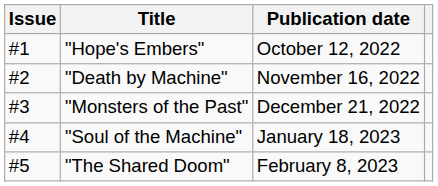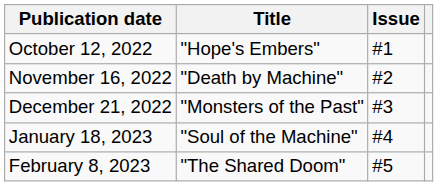columns swapped: (33, 19) <-> (338, 19)
